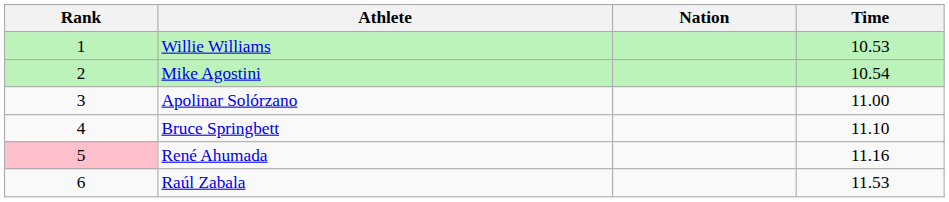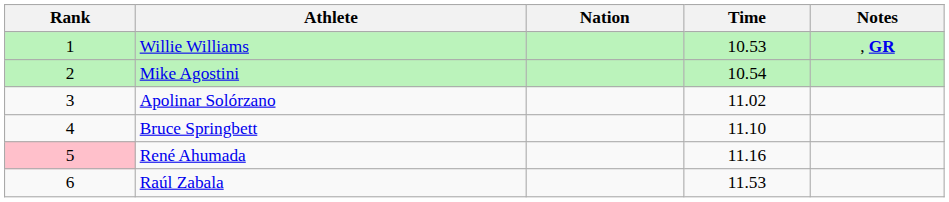+ column: (877, 18)
(870, 100) 11.00 -> (747, 100) 11.02
